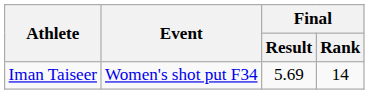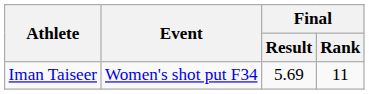(340, 75) 14 -> (340, 75) 11
